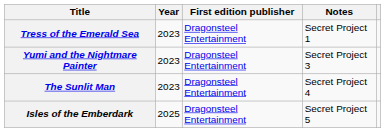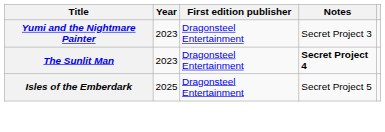- row: (80, 33)
(336, 87) normal -> (335, 60) bold
